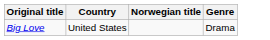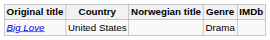+ column: (251, 12)
